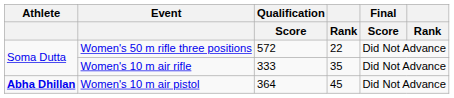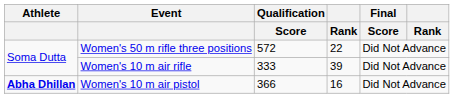(336, 66) 35 -> (336, 66) 39
(266, 84) 364 -> (266, 84) 366
(336, 84) 45 -> (336, 84) 16
